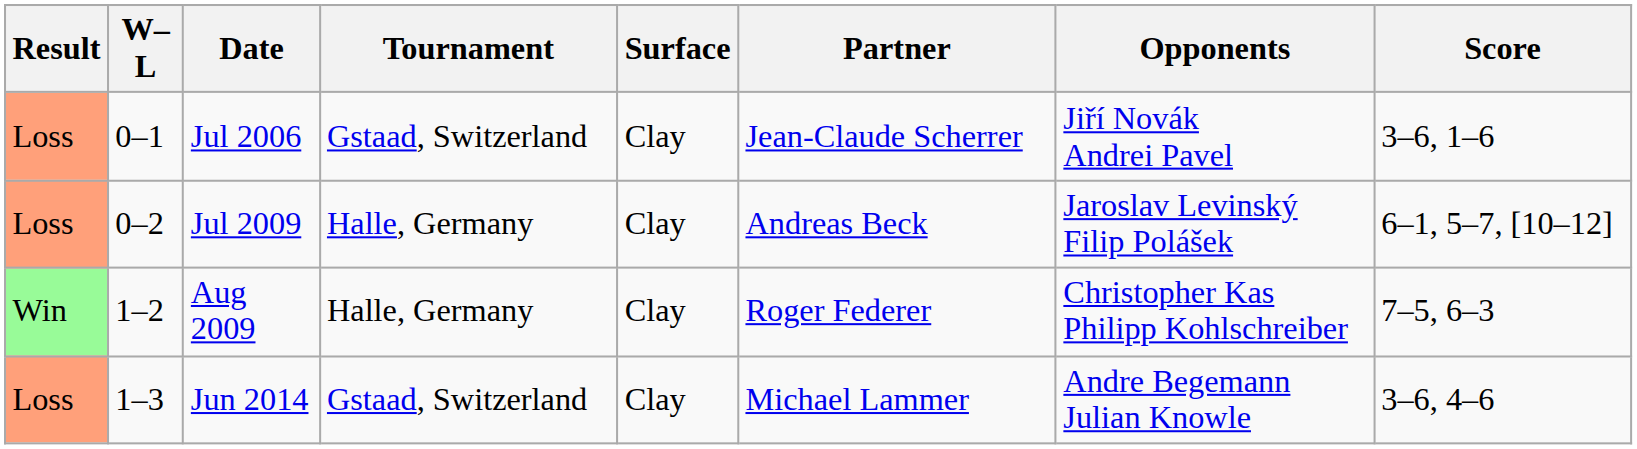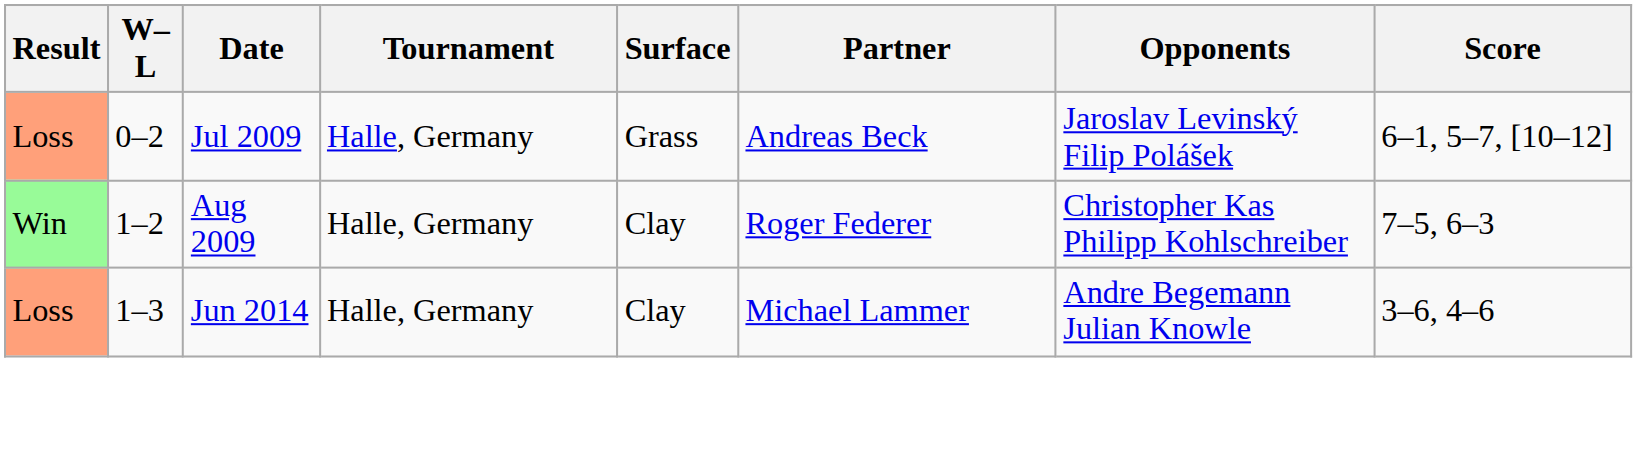- row: (246, 135)
(655, 223) Clay -> (661, 135) Grass
(457, 398) Gstaad, Switzerland -> (430, 311) Halle, Germany
